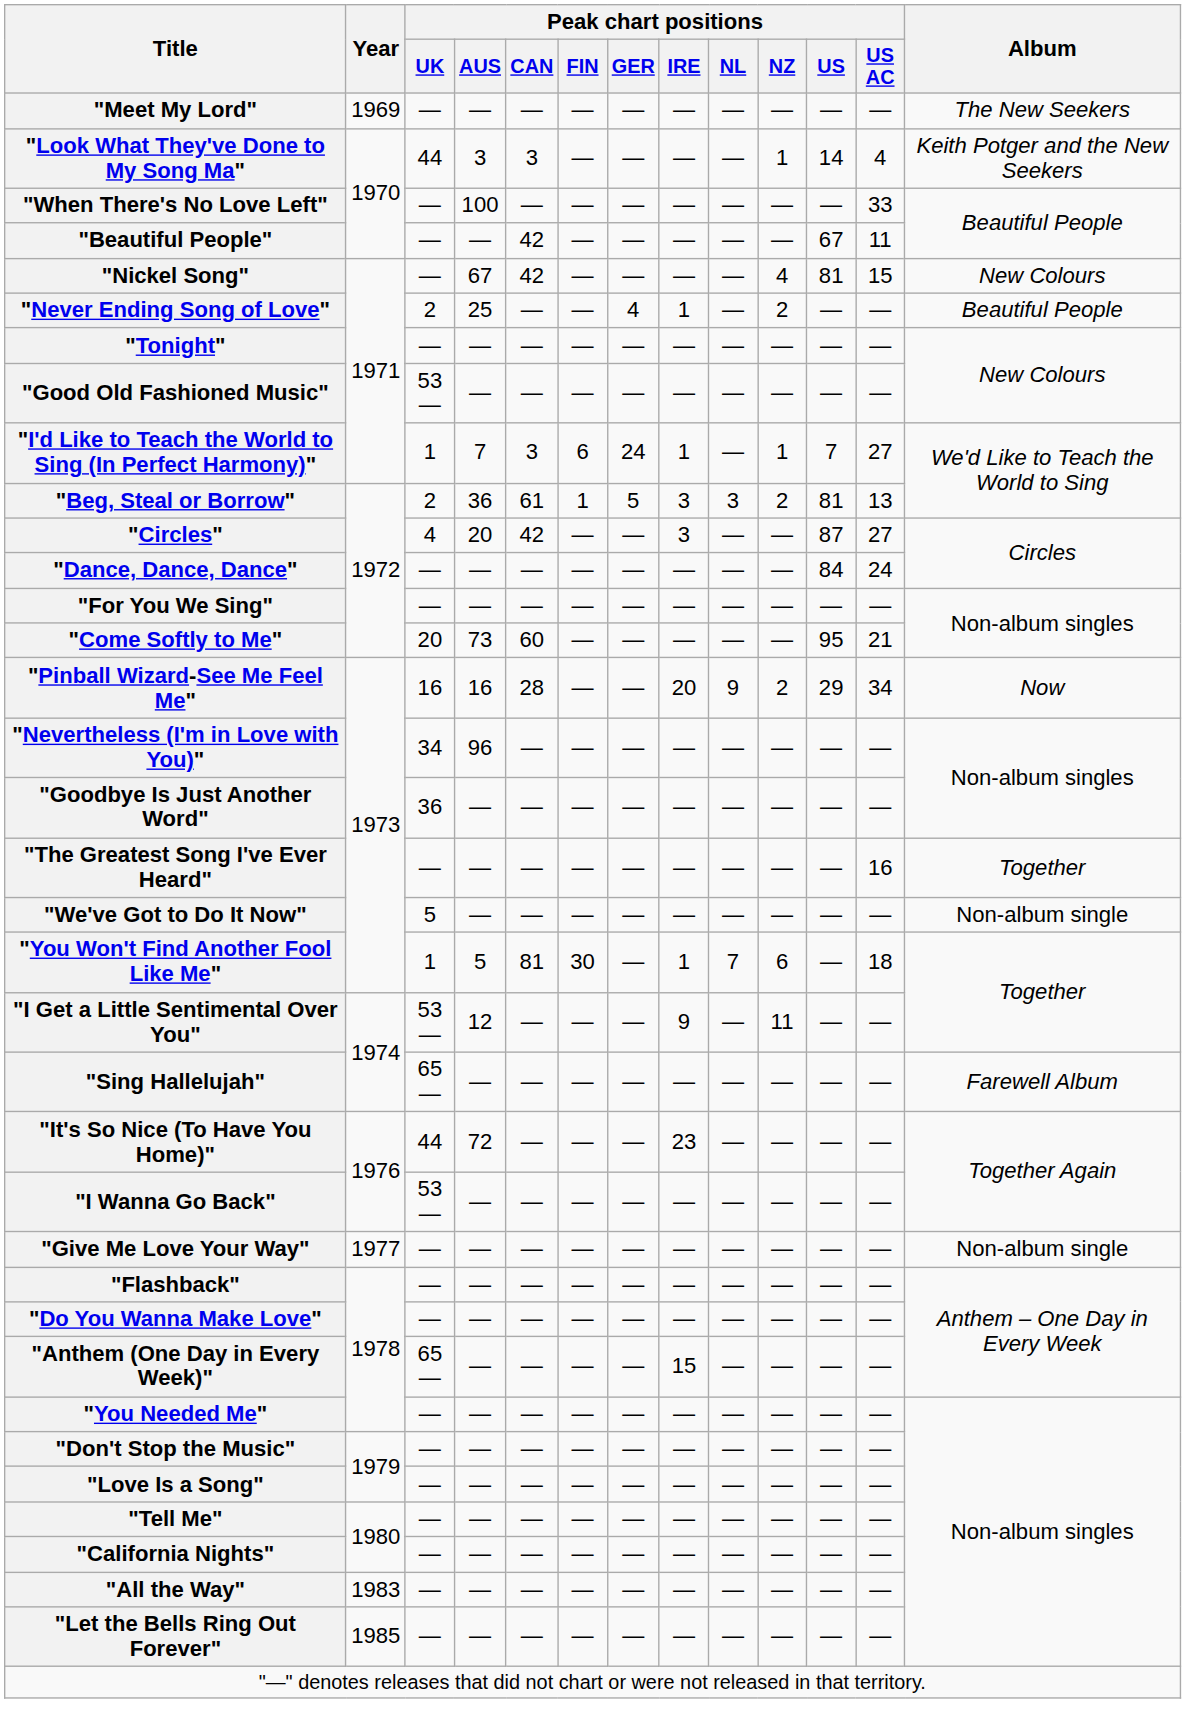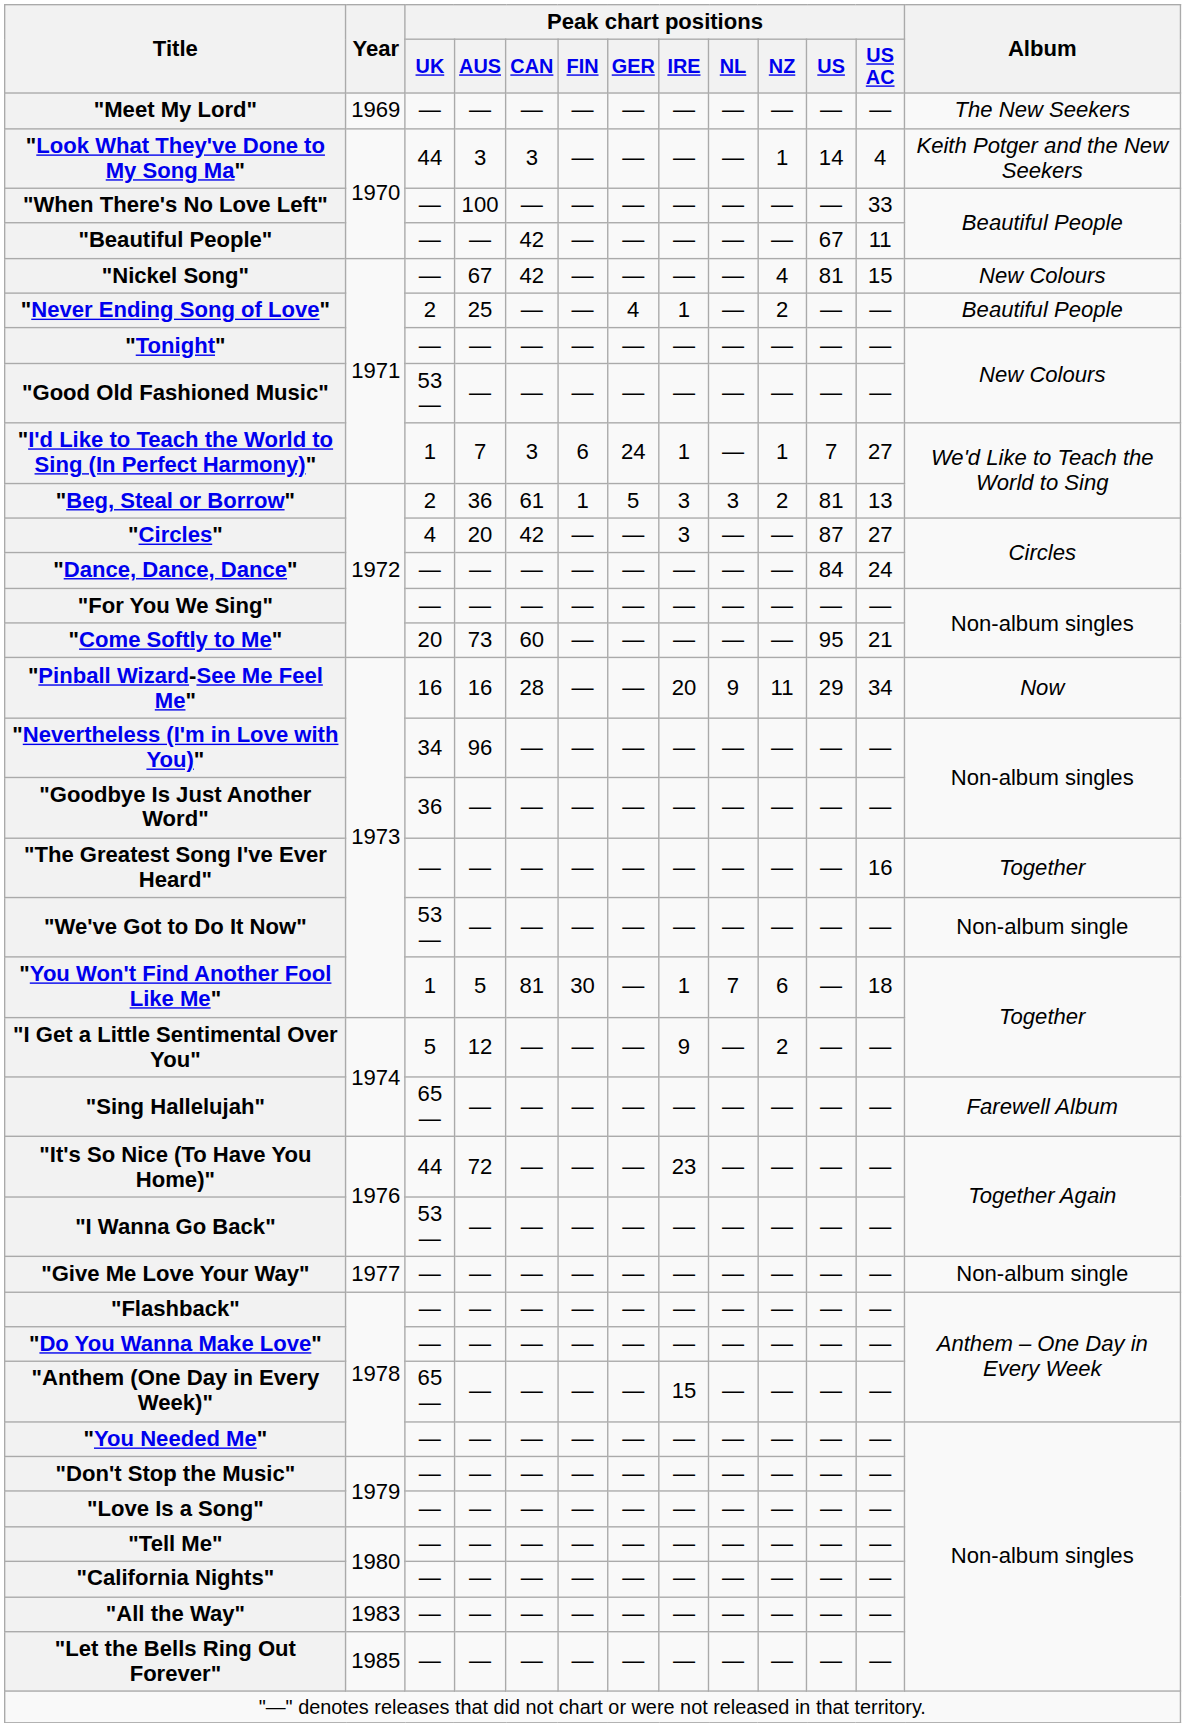(782, 687) 2 -> (782, 687) 11
(430, 914) 5 -> (430, 927) 53—
(430, 1021) 53— -> (430, 1046) 5
(782, 1021) 11 -> (782, 1046) 2
